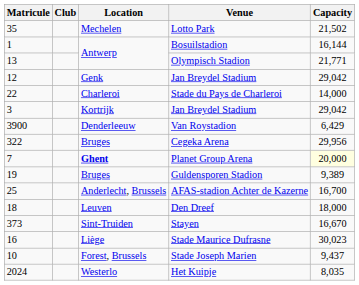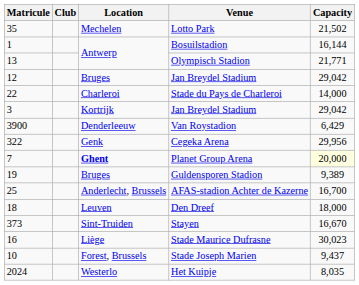(92, 77) Genk -> (95, 77) Bruges
(95, 142) Bruges -> (92, 142) Genk
